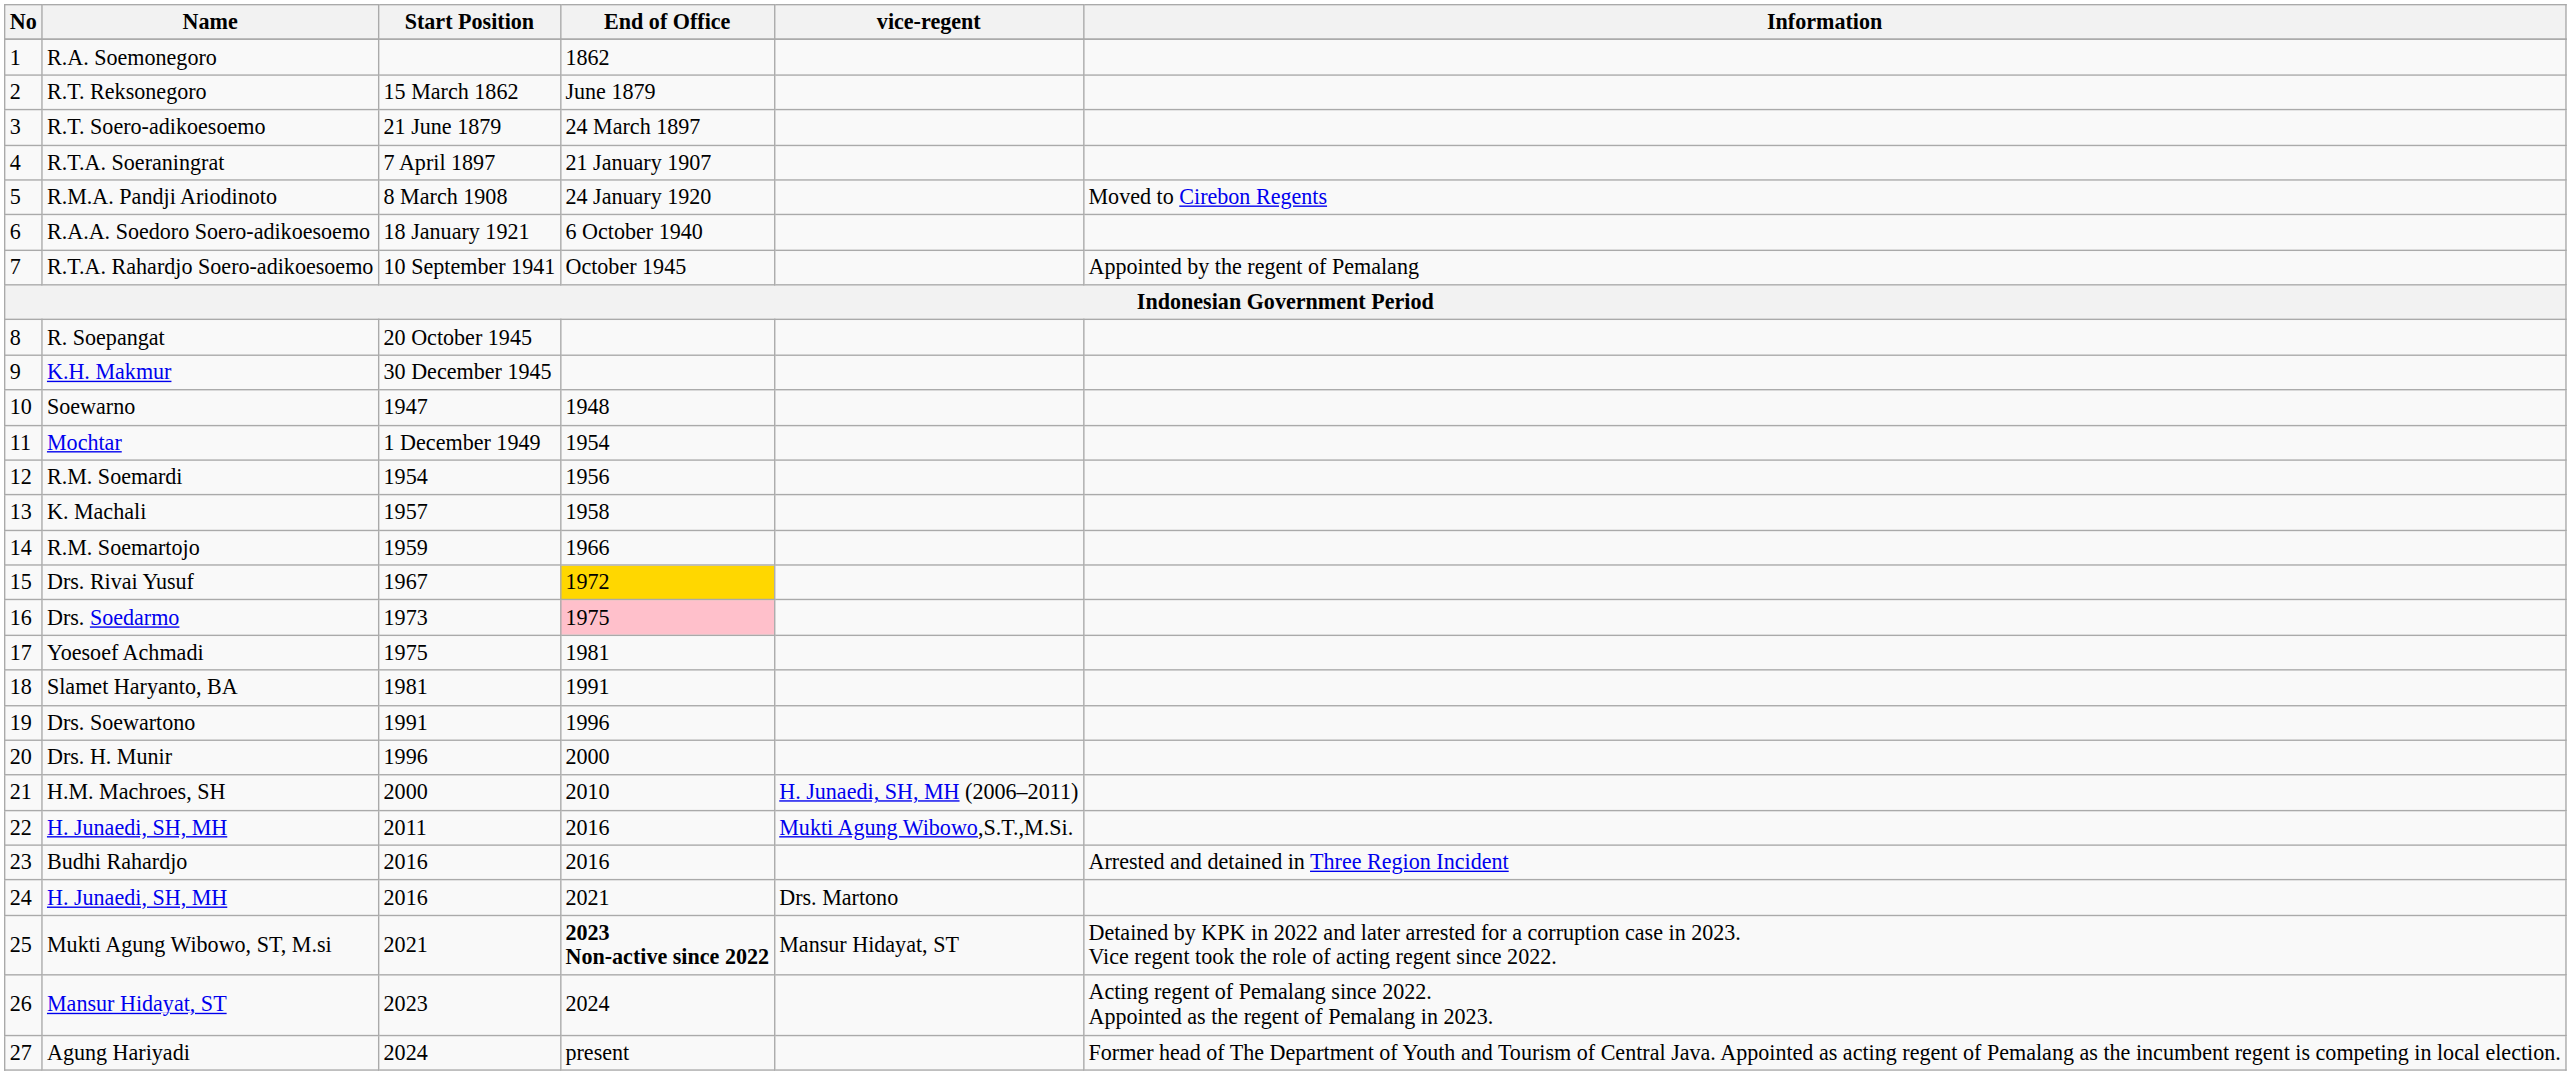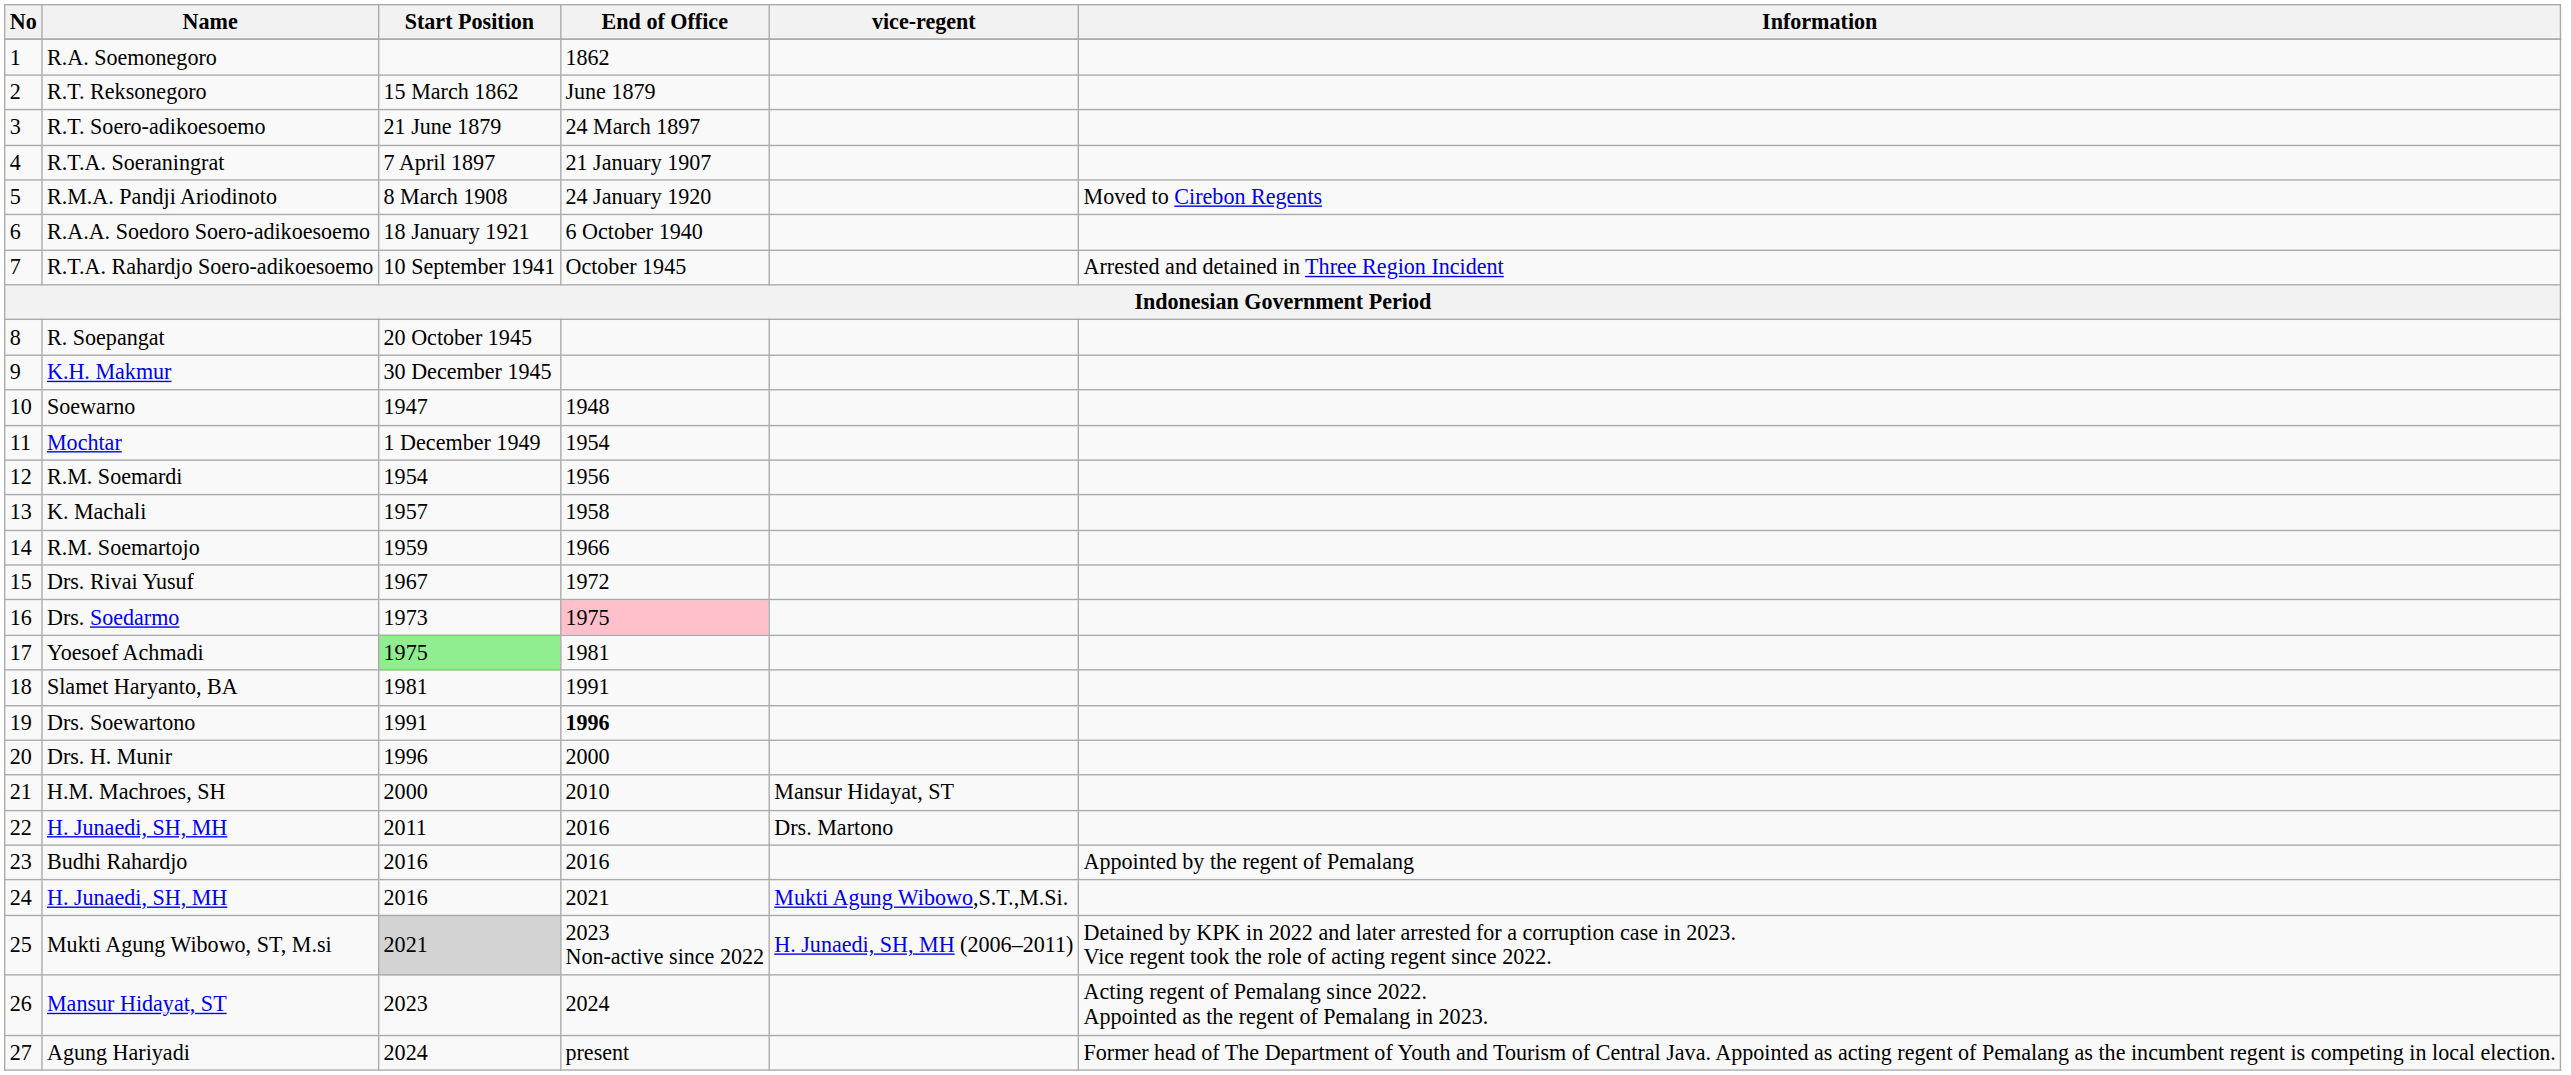(1254, 267) Appointed by the regent of Pemalang -> (1294, 267) Arrested and detained in Three Region Incident
(588, 582) gold background -> (588, 582) no background
(406, 652) no background -> (406, 652) lightgreen background
(588, 722) normal -> (588, 722) bold
(929, 792) H. Junaedi, SH, MH (2006–2011) -> (864, 792) Mansur Hidayat, ST
(926, 827) Mukti Agung Wibowo,S.T.,M.Si. -> (834, 827) Drs. Martono
(1299, 862) Arrested and detained in Three Region Incident -> (1249, 862) Appointed by the regent of Pemalang
(839, 897) Drs. Martono -> (921, 897) Mukti Agung Wibowo,S.T.,M.Si.
(406, 944) no background -> (406, 944) lightgrey background
(667, 944) bold -> (665, 944) normal
(869, 944) Mansur Hidayat, ST -> (924, 944) H. Junaedi, SH, MH (2006–2011)
